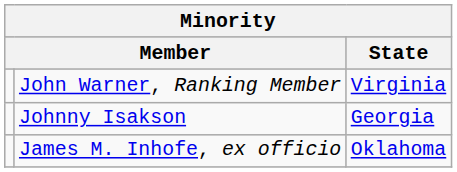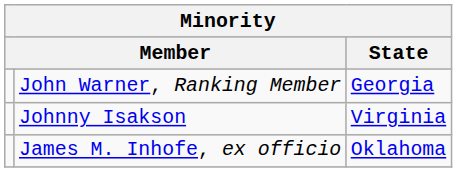(398, 86) Virginia -> (393, 86) Georgia
(393, 118) Georgia -> (398, 118) Virginia
